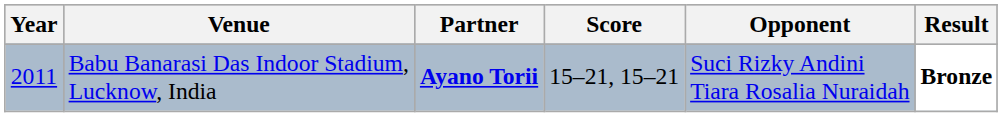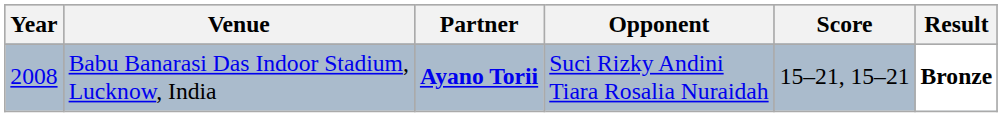columns swapped: (800, 24) <-> (614, 24)
(34, 77) 2011 -> (34, 77) 2008
